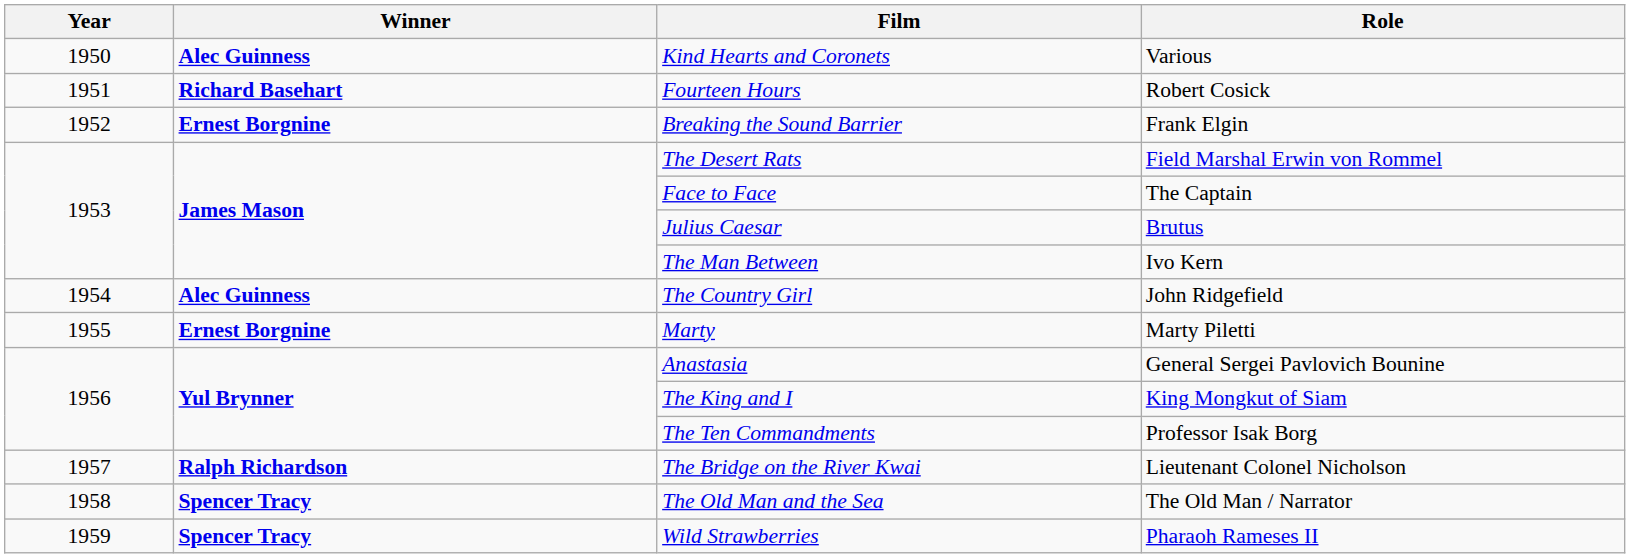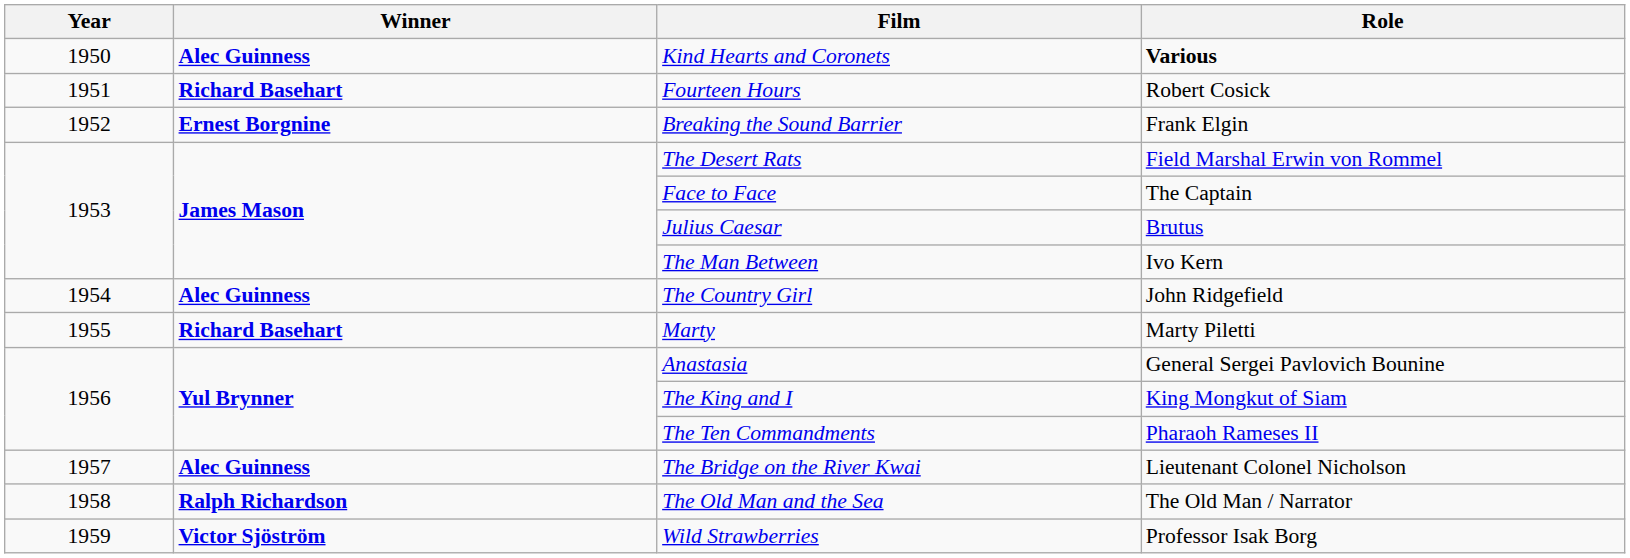(1179, 55) normal -> (1181, 55) bold
(254, 329) Ernest Borgnine -> (260, 329) Richard Basehart
(1231, 432) Professor Isak Borg -> (1232, 432) Pharaoh Rameses II
(263, 466) Ralph Richardson -> (244, 466) Alec Guinness
(245, 501) Spencer Tracy -> (263, 501) Ralph Richardson
(245, 535) Spencer Tracy -> (252, 535) Victor Sjöström
(1232, 535) Pharaoh Rameses II -> (1231, 535) Professor Isak Borg
